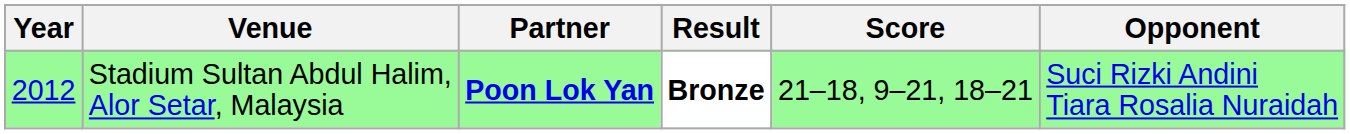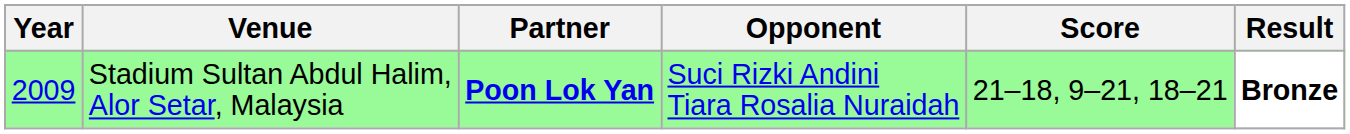columns swapped: (1192, 28) <-> (716, 28)
(44, 89) 2012 -> (44, 89) 2009
